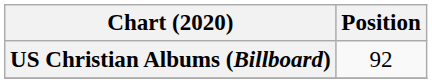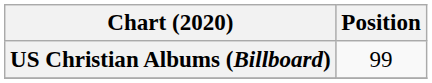(381, 59) 92 -> (381, 59) 99
